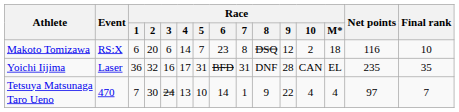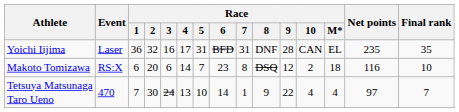rows swapped: (49, 49) <-> (36, 67)
